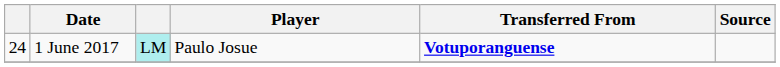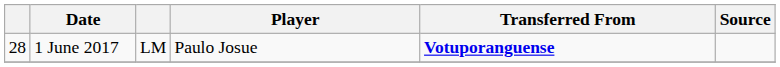(17, 47) 24 -> (17, 47) 28
(153, 47) paleturquoise background -> (153, 47) no background
